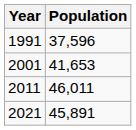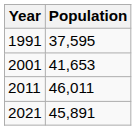(72, 40) 37,596 -> (72, 40) 37,595
